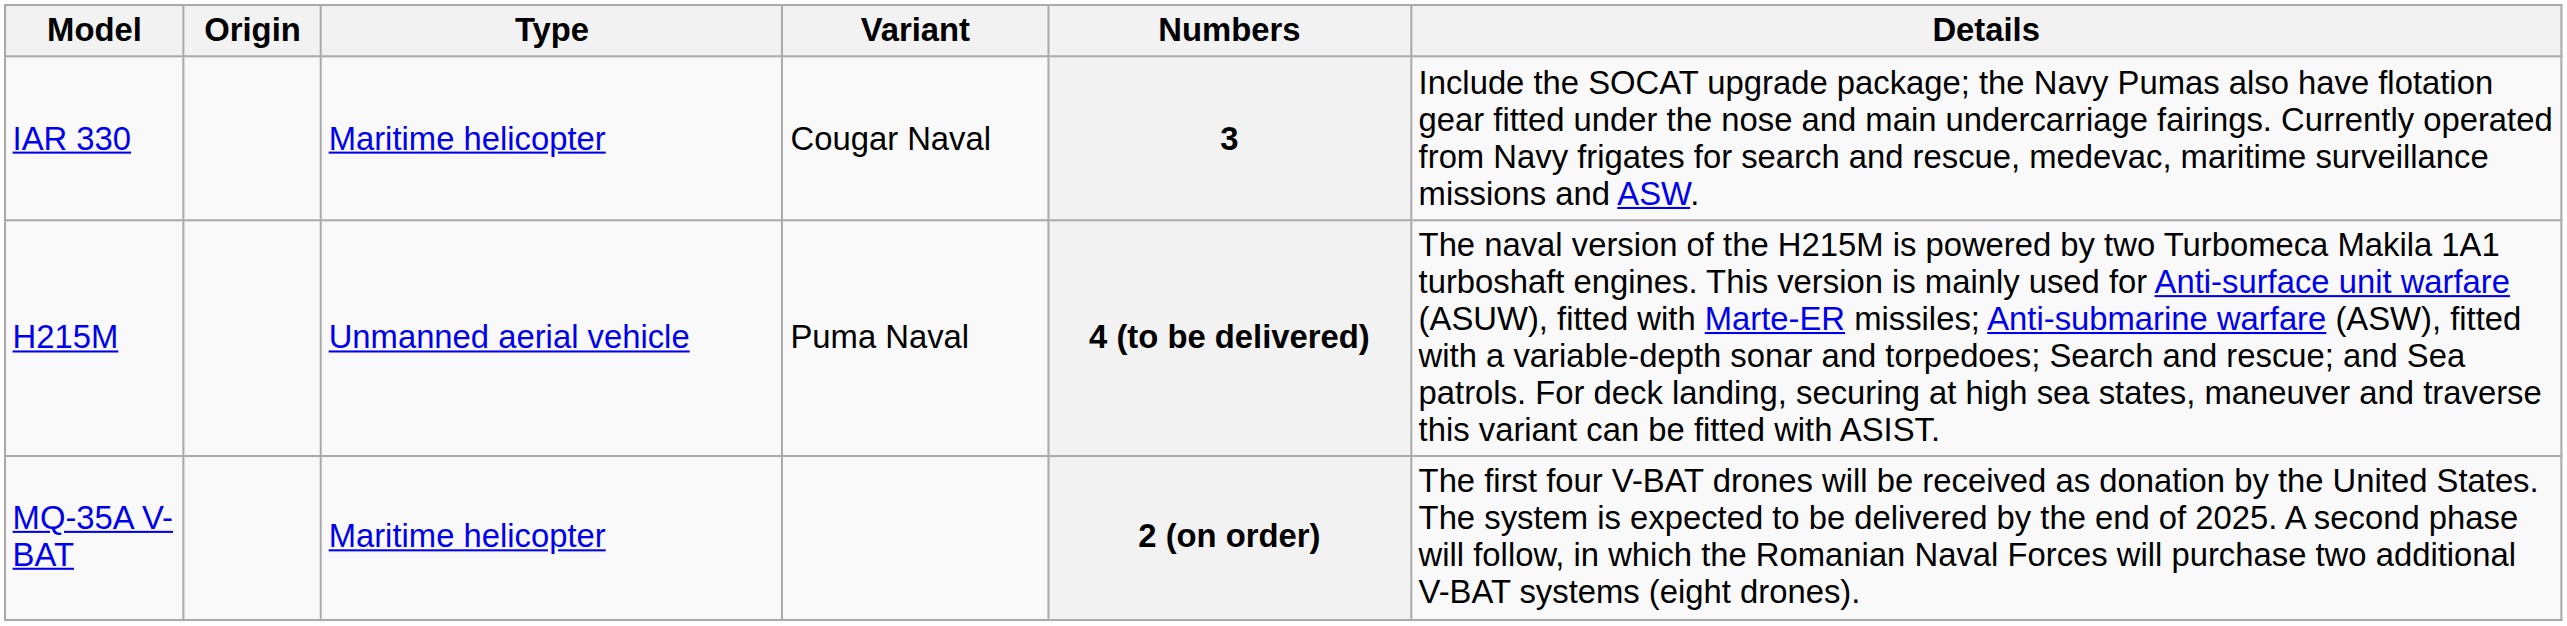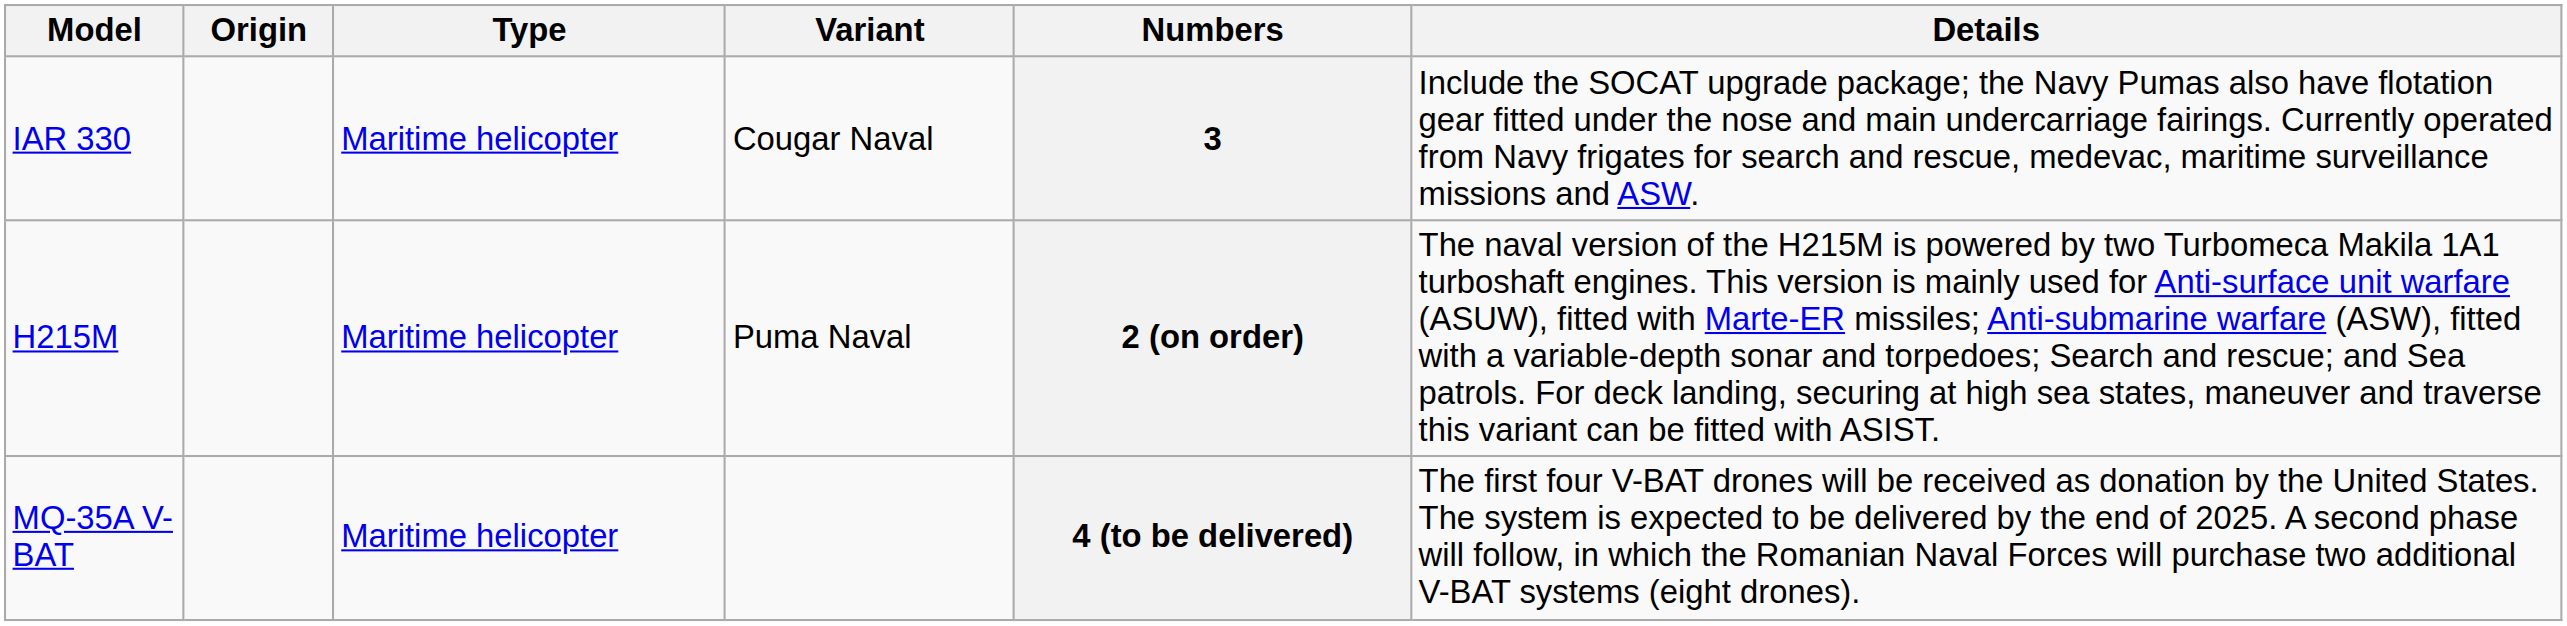(509, 337) Unmanned aerial vehicle -> (480, 337) Maritime helicopter
(1229, 337) 4 (to be delivered) -> (1213, 337) 2 (on order)
(1229, 537) 2 (on order) -> (1213, 537) 4 (to be delivered)
